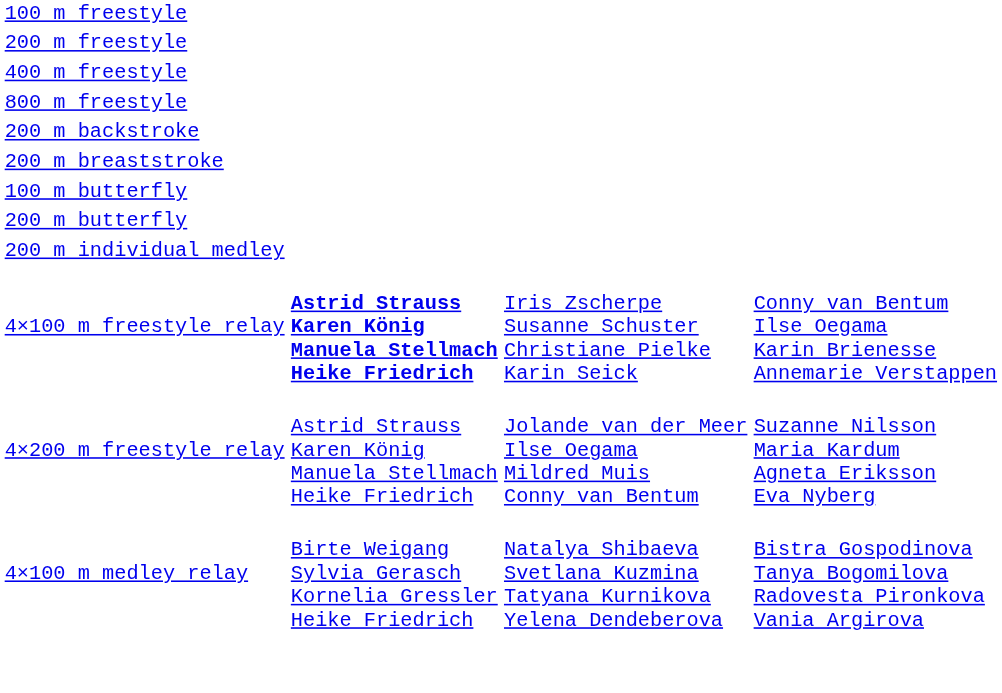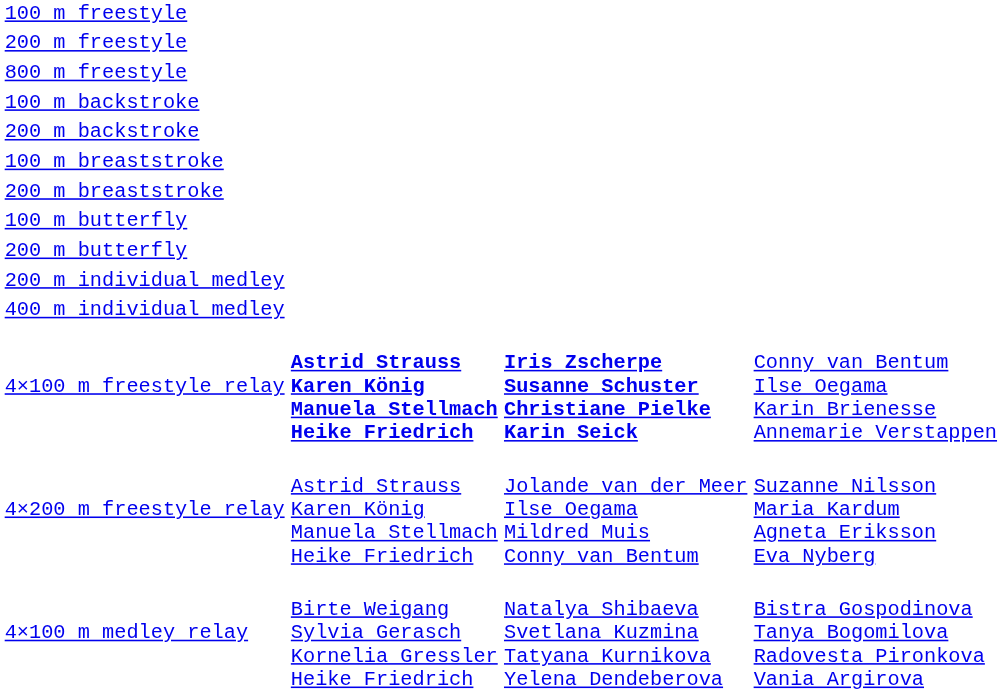- row: (96, 73)
+ row: (102, 102)
+ row: (114, 162)
+ row: (145, 310)
(607, 339) normal -> (607, 398) bold
